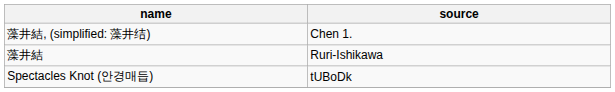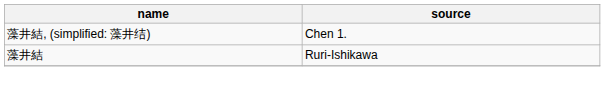- row: (80, 76)
